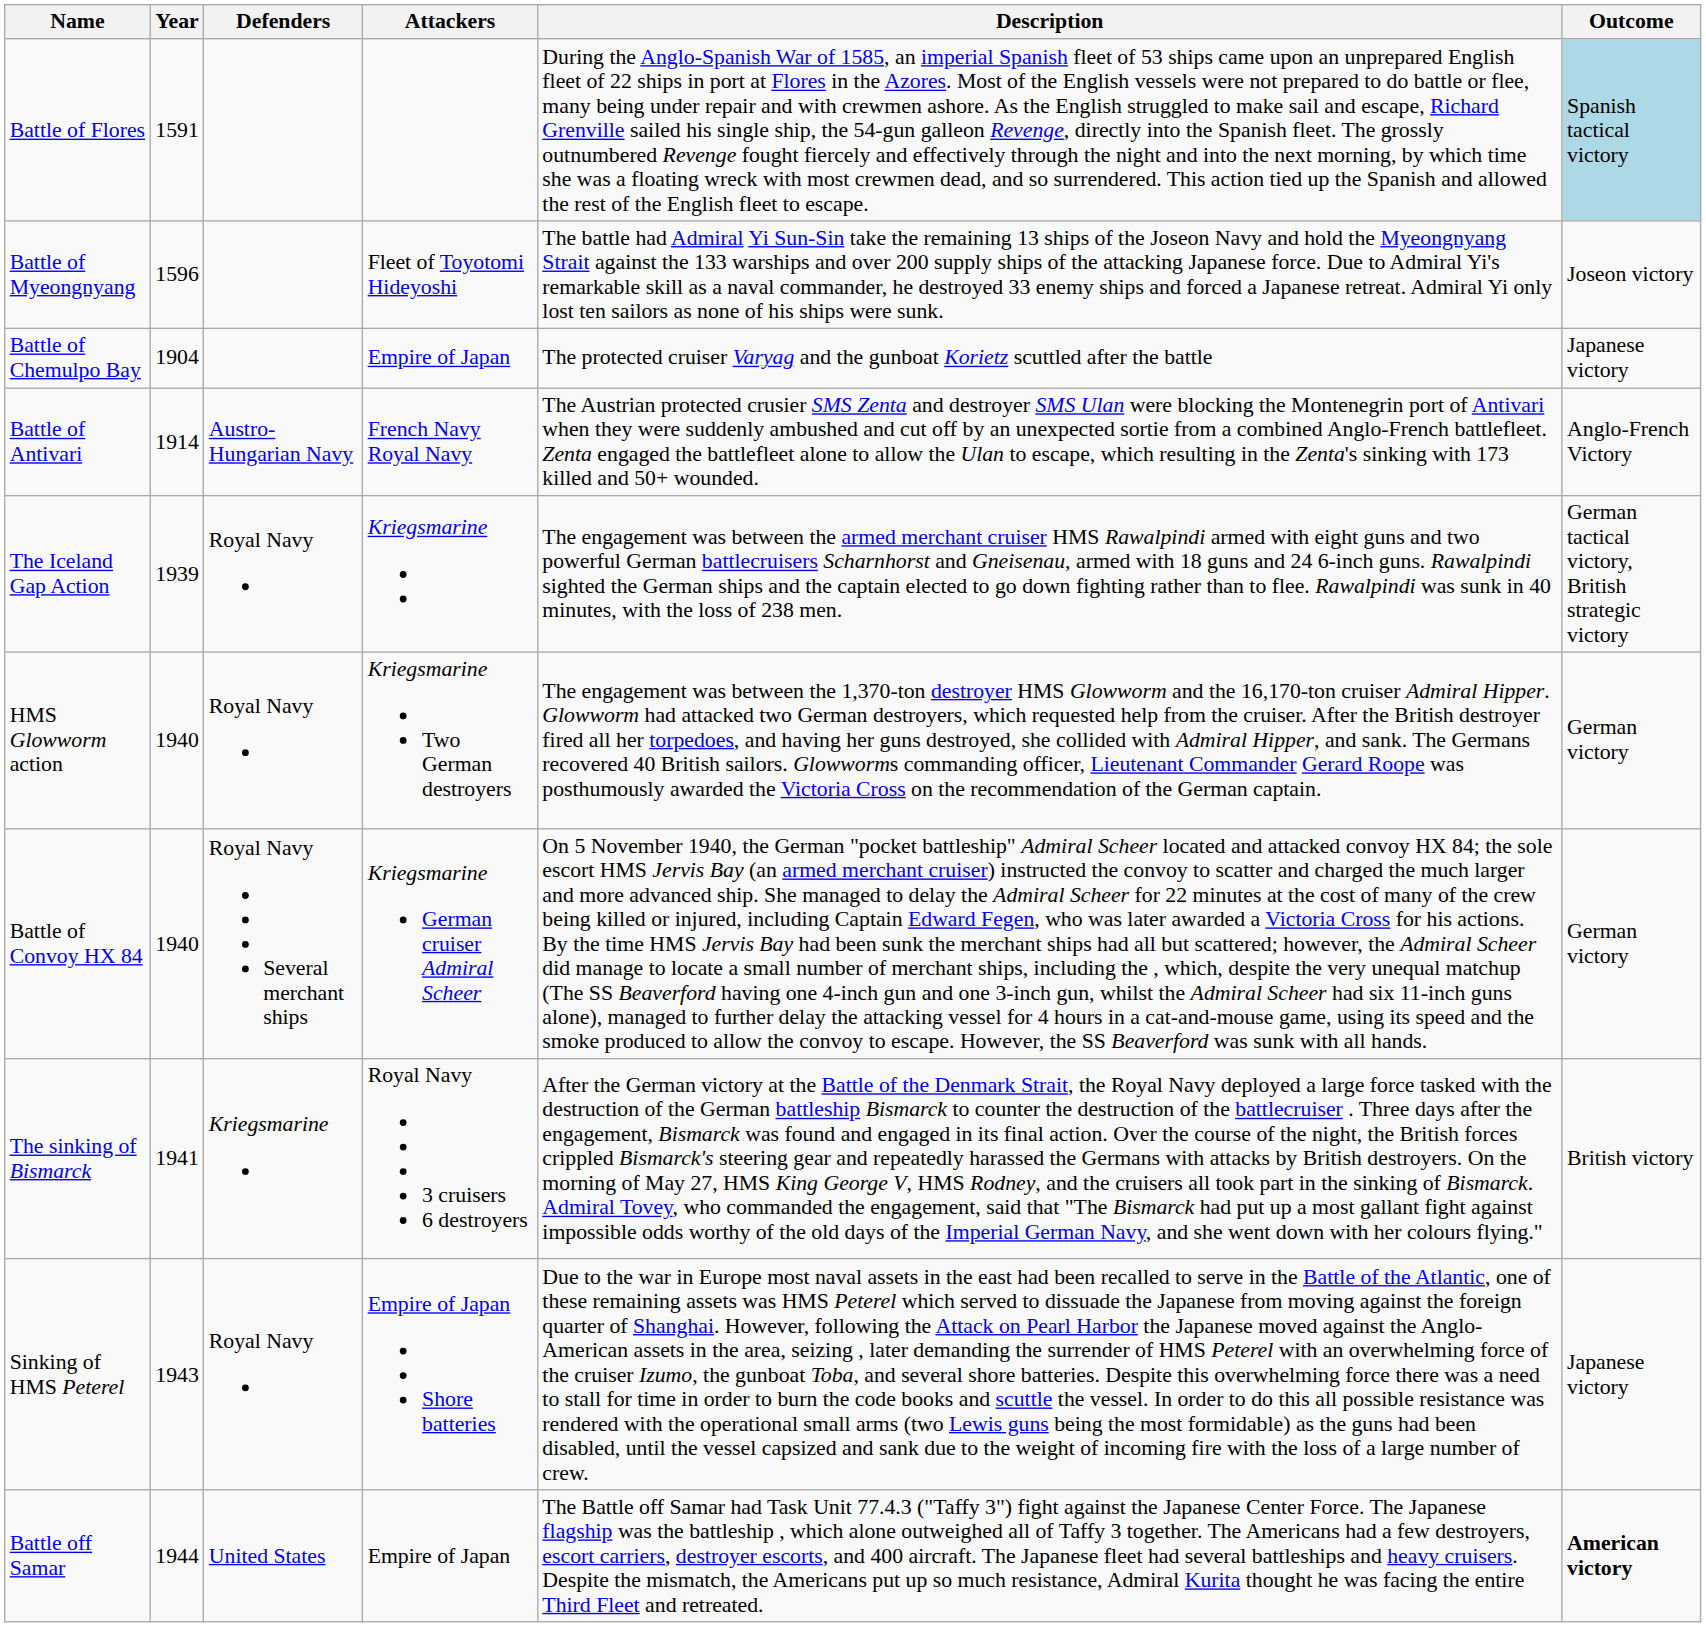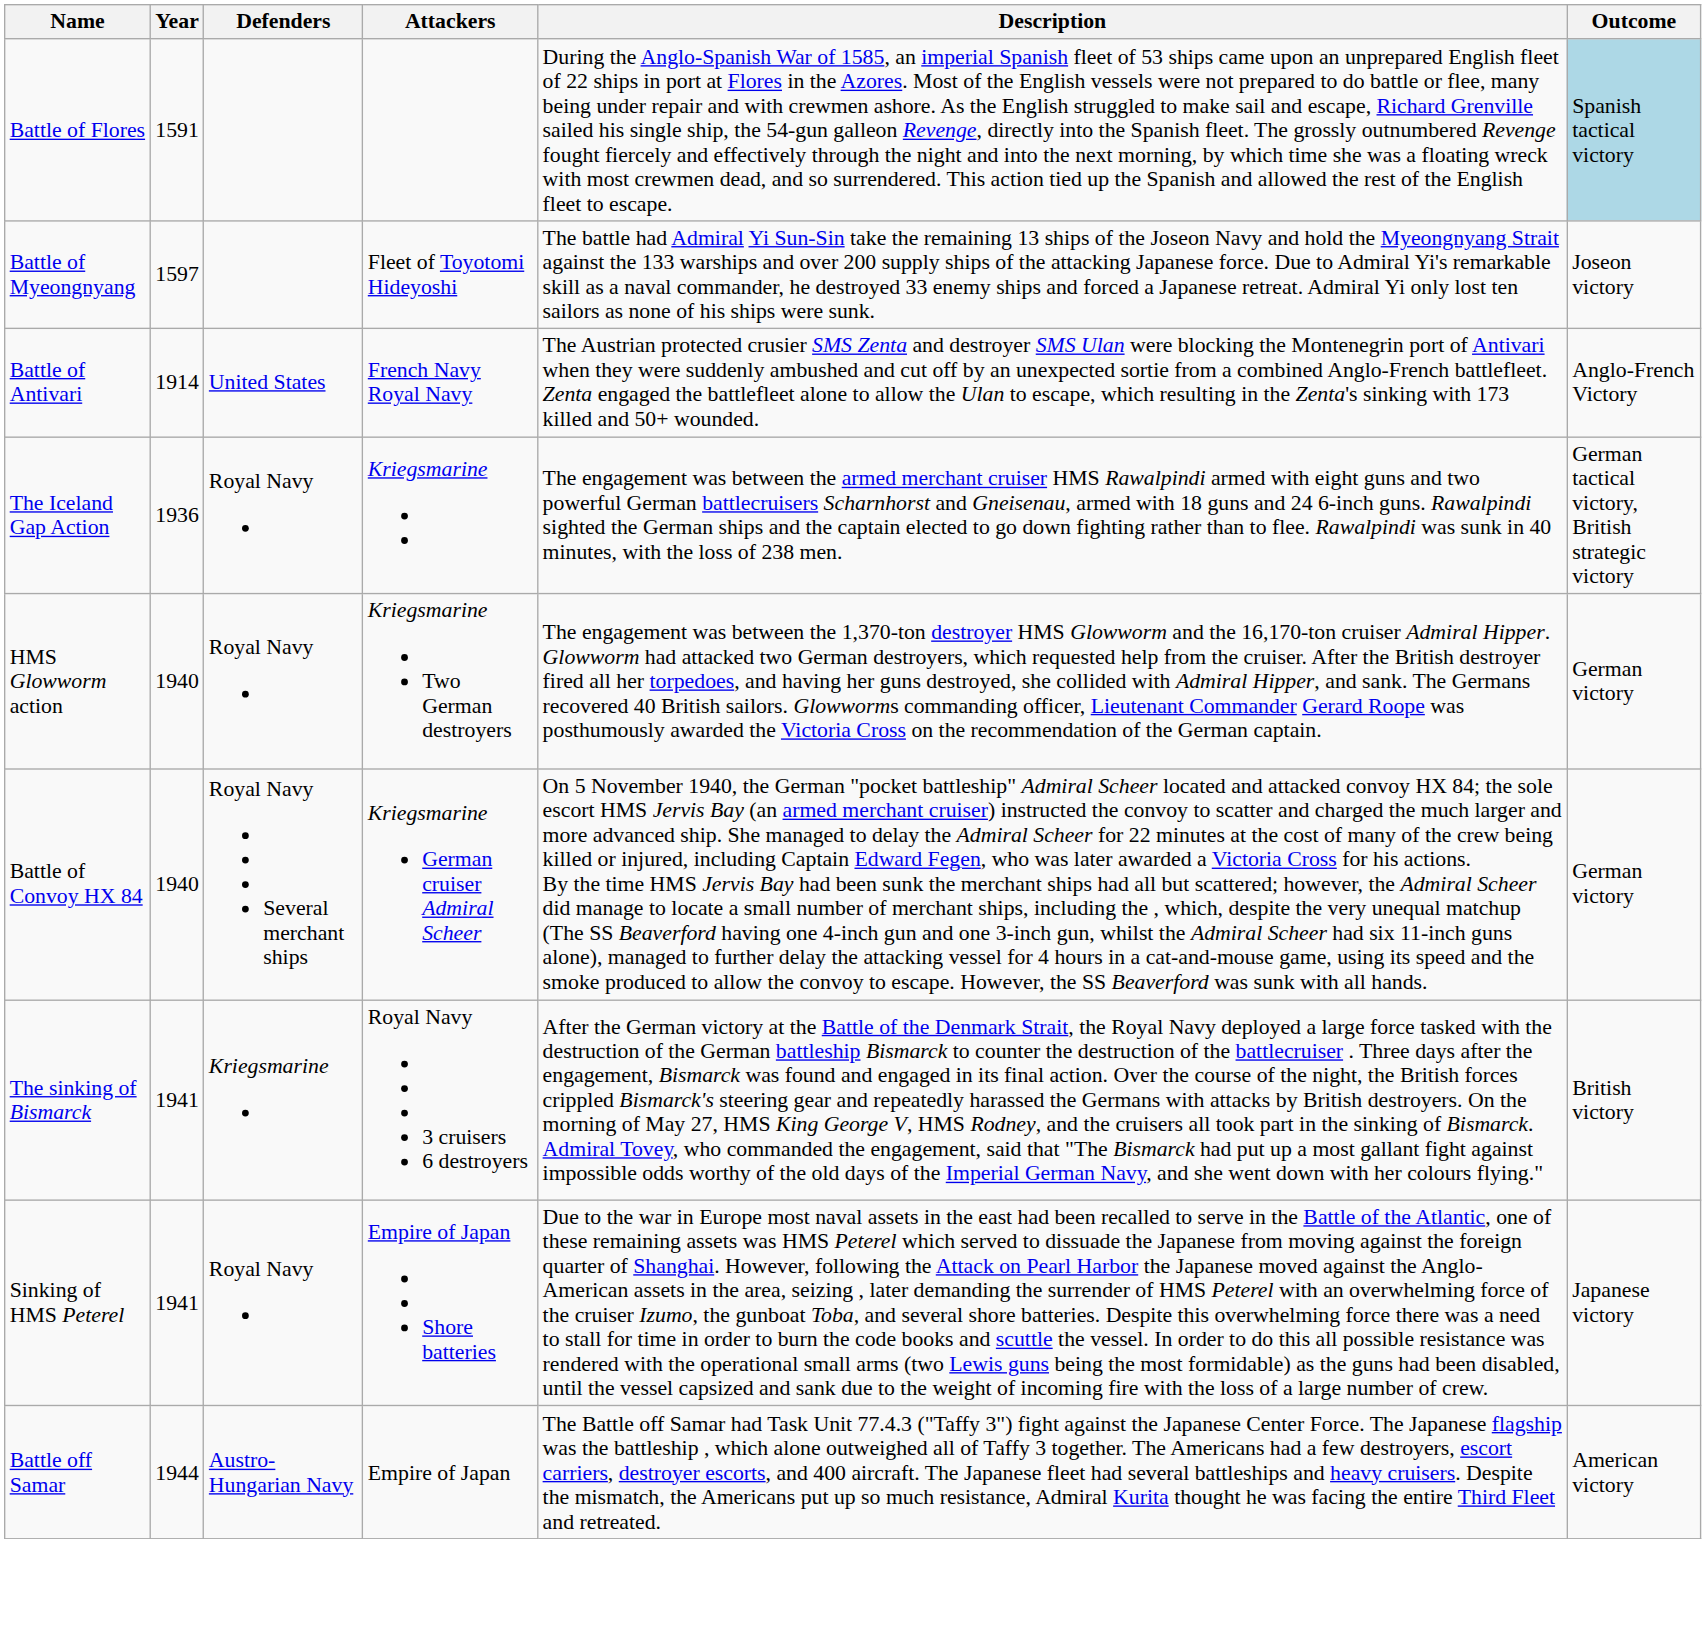(177, 274) 1596 -> (177, 274) 1597
- row: (75, 357)
(281, 441) Austro-Hungarian Navy -> (267, 382) United States
(177, 573) 1939 -> (177, 514) 1936
(177, 1374) 1943 -> (177, 1302) 1941
(267, 1555) United States -> (281, 1472) Austro-Hungarian Navy
(1613, 1555) bold -> (1615, 1472) normal
